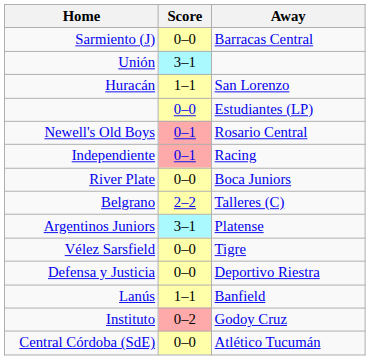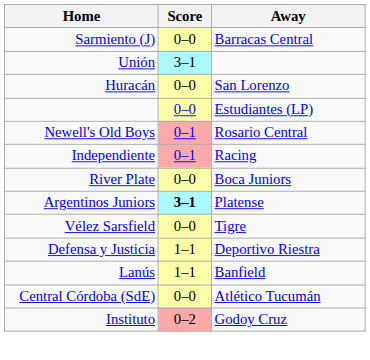(185, 86) 1–1 -> (185, 86) 0–0
- row: (128, 202)
(185, 226) normal -> (185, 202) bold
(185, 272) 0–0 -> (185, 249) 1–1
rows swapped: (87, 343) <-> (131, 319)
